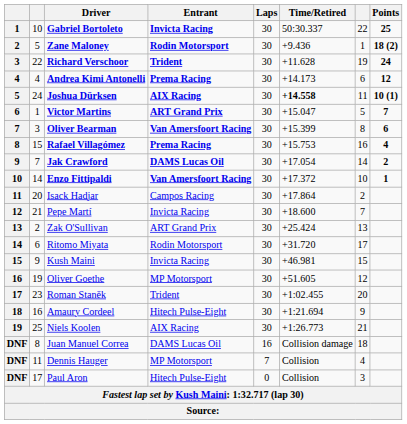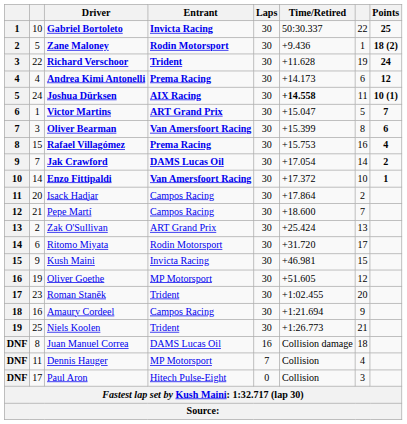(179, 211) Invicta Racing -> (182, 211) Campos Racing
(188, 311) Hitech Pulse-Eight -> (182, 311) Campos Racing
(174, 327) AIX Racing -> (165, 327) Trident
